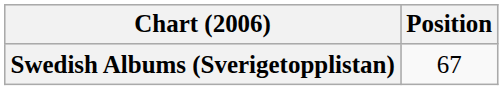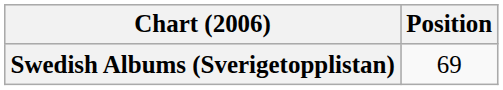(449, 63) 67 -> (449, 63) 69
